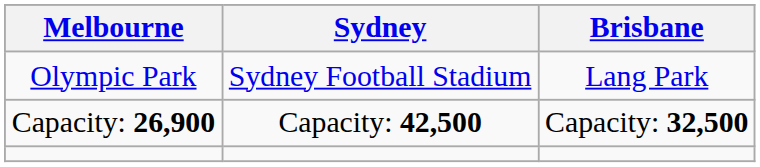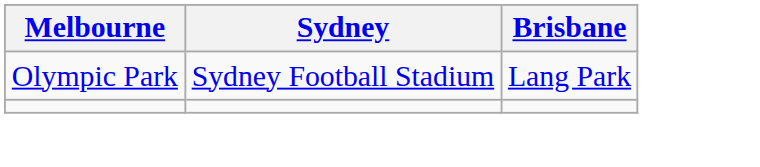- row: (113, 122)
